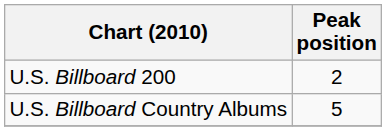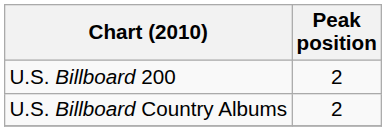(337, 109) 5 -> (337, 109) 2
